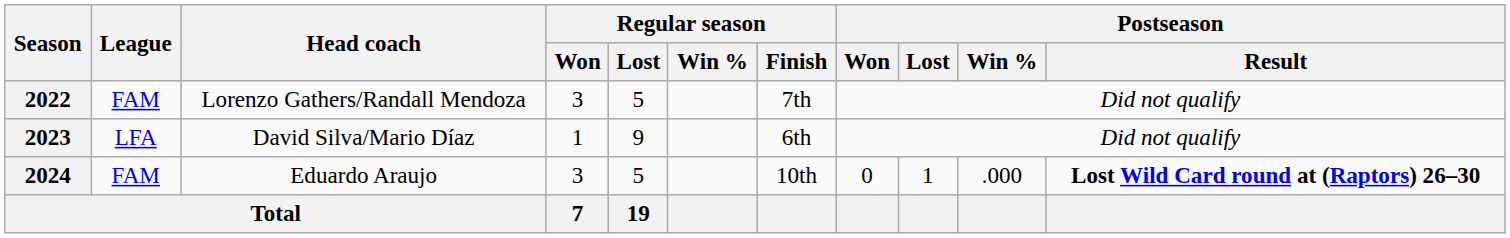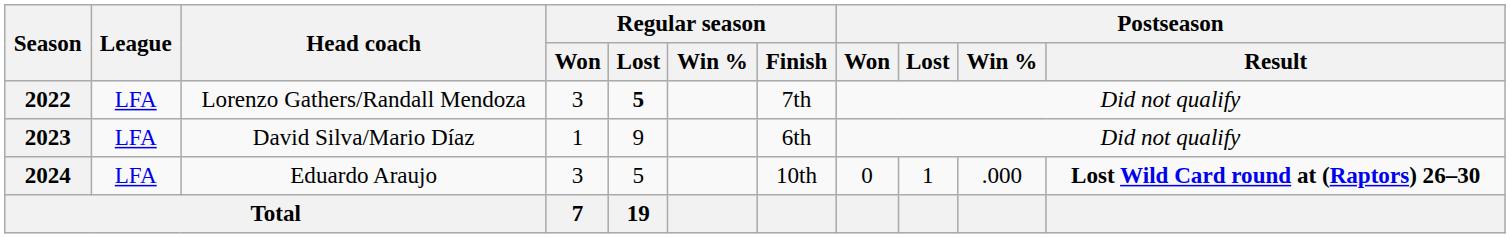(136, 99) FAM -> (136, 99) LFA
(638, 99) normal -> (638, 99) bold
(136, 176) FAM -> (136, 176) LFA
